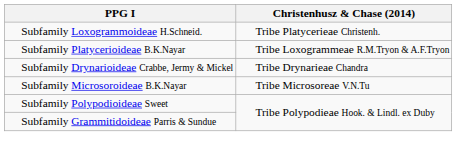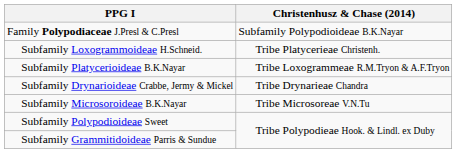+ row: (93, 31)
